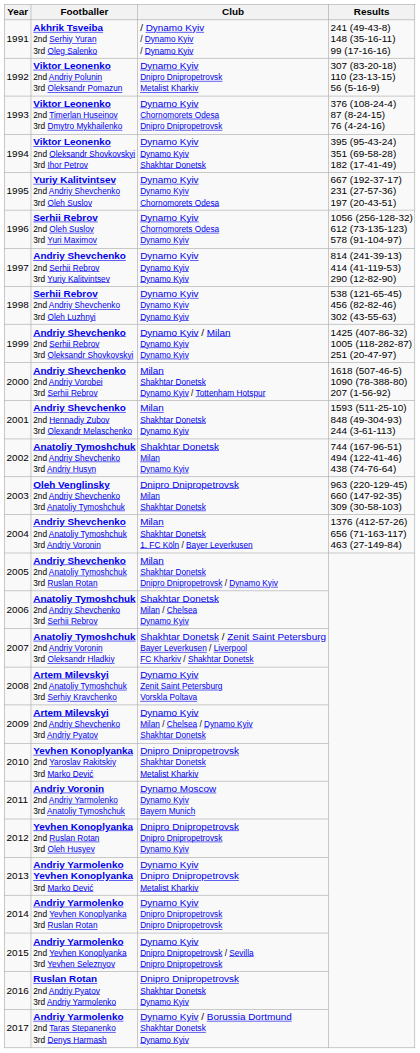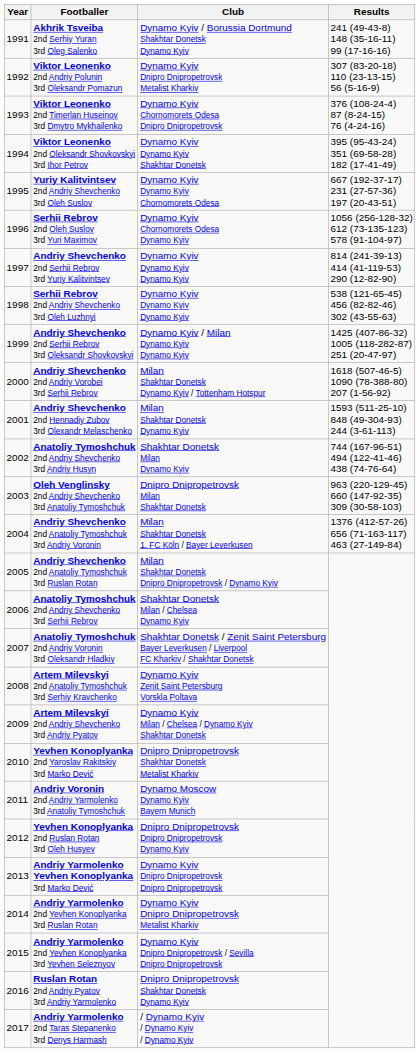(172, 39) / Dynamo Kyiv / Dynamo Kyiv / Dynamo Kyiv -> (216, 39) Dynamo Kyiv / Borussia Dortmund Shakhtar Donetsk Dynamo Kyiv
(189, 876) Dynamo Kyiv Dnipro Dnipropetrovsk Metalist Kharkiv -> (181, 876) Dynamo Kyiv Dnipro Dnipropetrovsk Dnipro Dnipropetrovsk
(181, 914) Dynamo Kyiv Dnipro Dnipropetrovsk Dnipro Dnipropetrovsk -> (189, 914) Dynamo Kyiv Dnipro Dnipropetrovsk Metalist Kharkiv
(216, 1028) Dynamo Kyiv / Borussia Dortmund Shakhtar Donetsk Dynamo Kyiv -> (172, 1028) / Dynamo Kyiv / Dynamo Kyiv / Dynamo Kyiv
